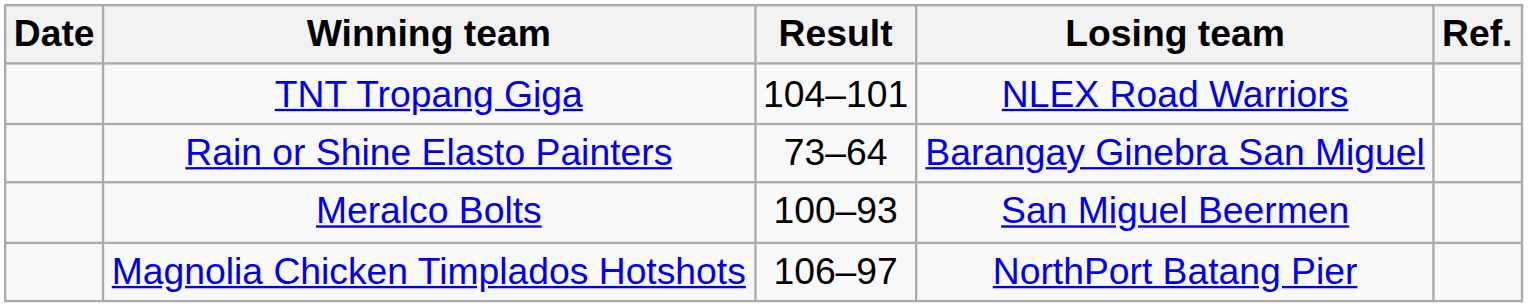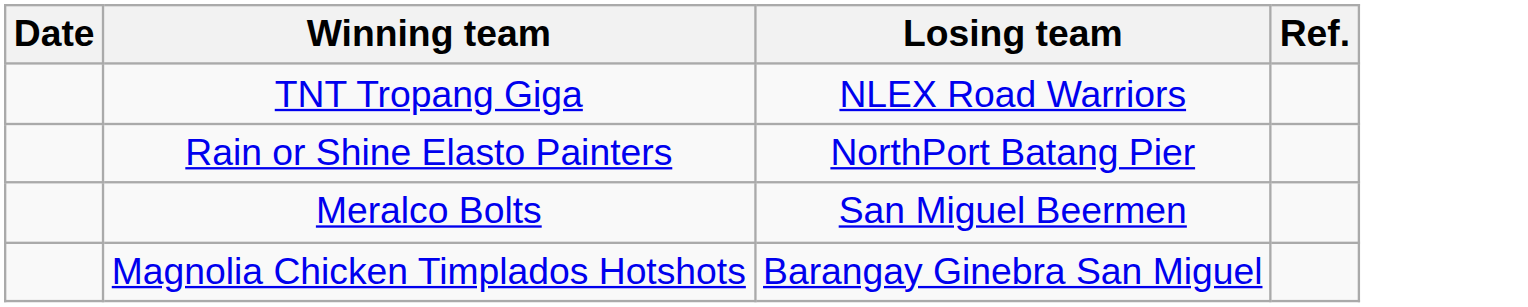- column: (836, 34)
(1175, 152) Barangay Ginebra San Miguel -> (1013, 152) NorthPort Batang Pier
(1175, 270) NorthPort Batang Pier -> (1013, 270) Barangay Ginebra San Miguel
